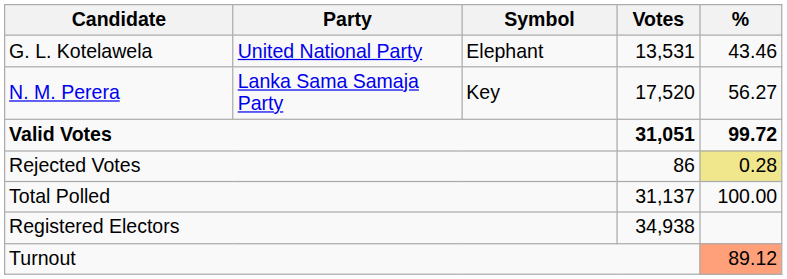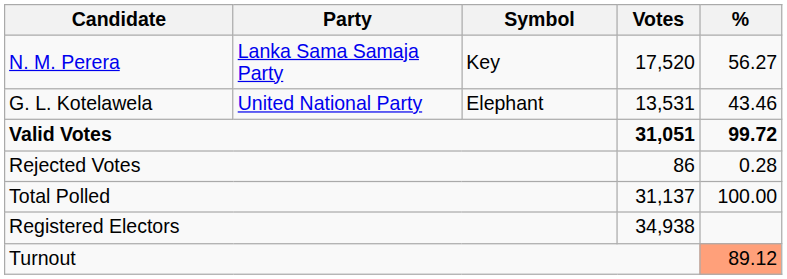rows swapped: (64, 92) <-> (81, 50)
(758, 165) khaki background -> (758, 165) no background
